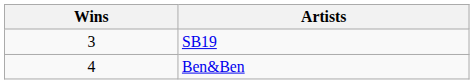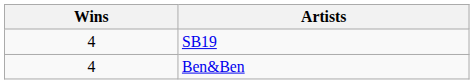(91, 41) 3 -> (91, 41) 4
